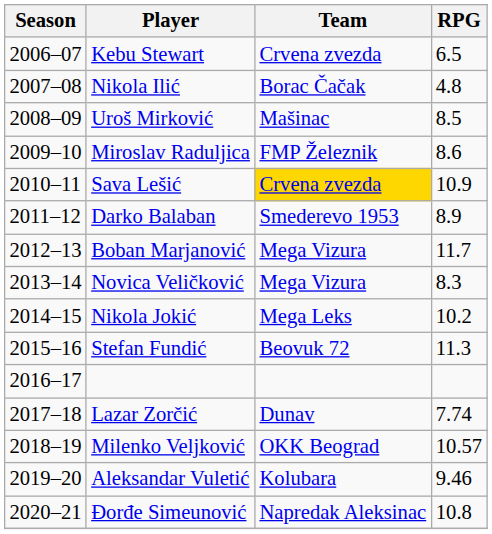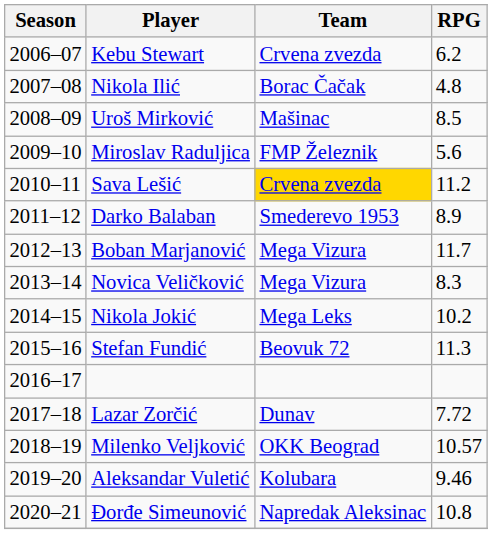(449, 53) 6.5 -> (449, 53) 6.2
(449, 151) 8.6 -> (449, 151) 5.6
(454, 184) 10.9 -> (453, 184) 11.2
(454, 413) 7.74 -> (454, 413) 7.72
